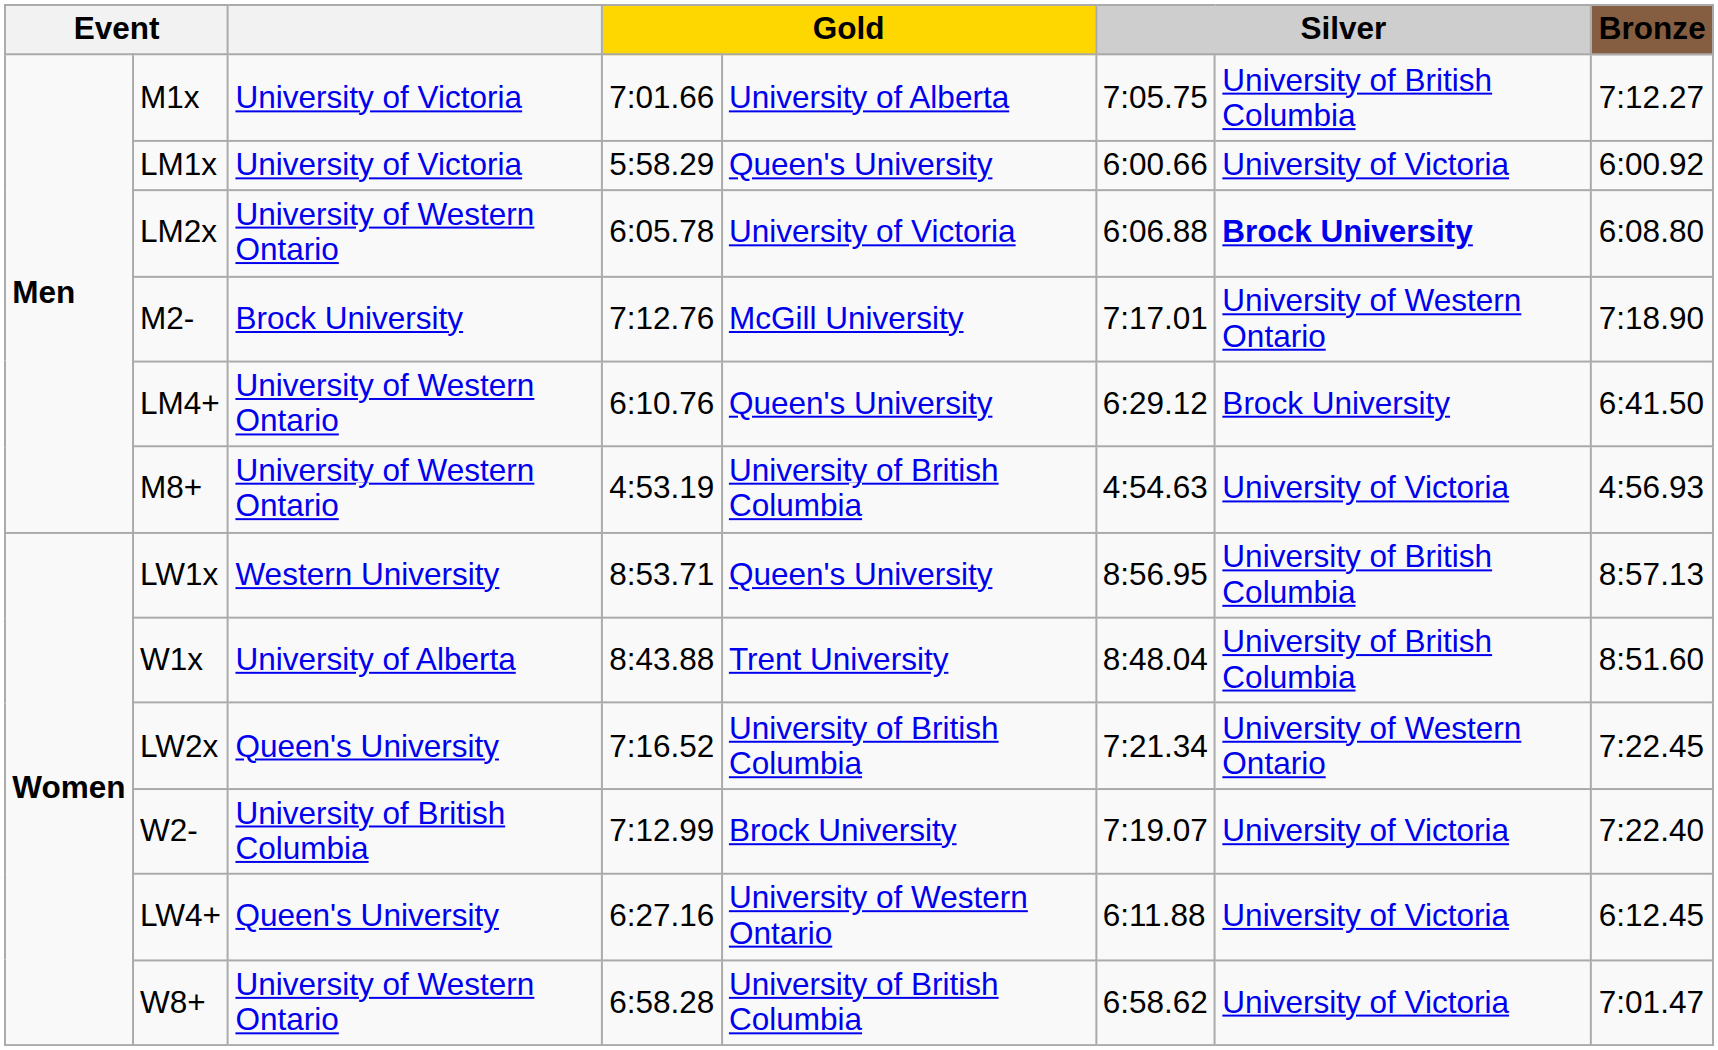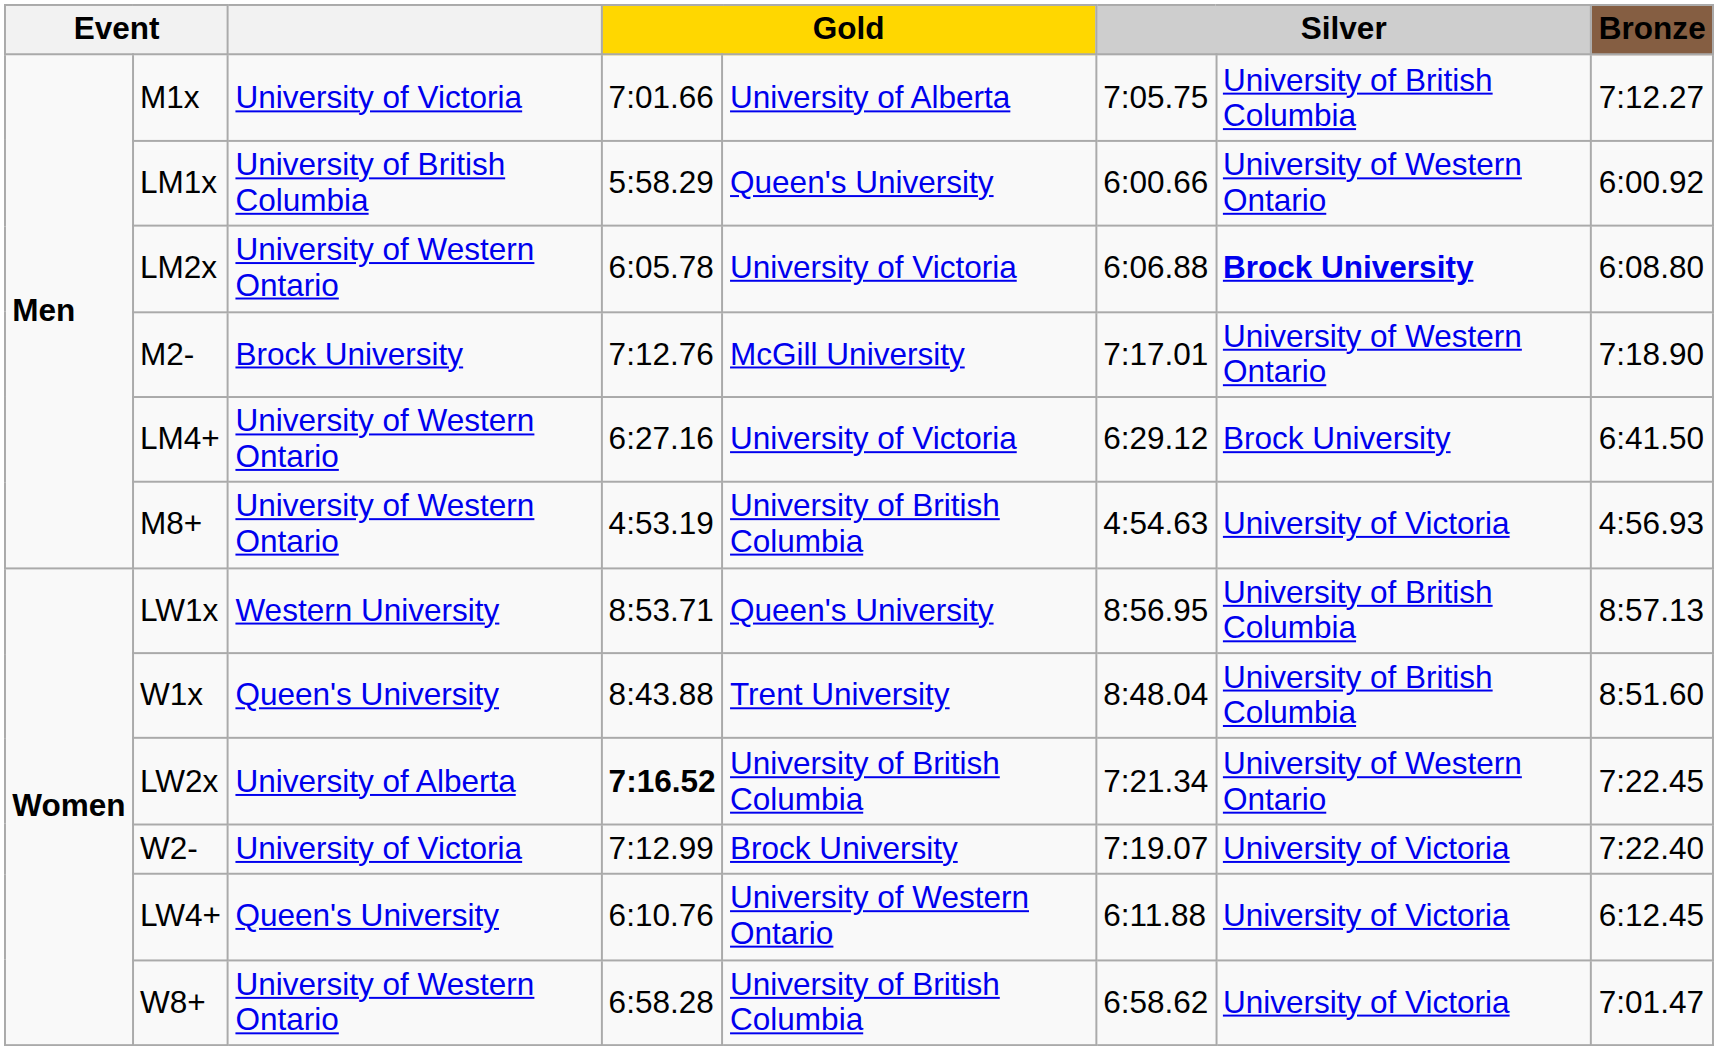(379, 164) University of Victoria -> (370, 182) University of British Columbia
(1366, 164) University of Victoria -> (1372, 182) University of Western Ontario
(662, 403) 6:10.76 -> (661, 439) 6:27.16
(861, 403) Queen's University -> (873, 439) University of Victoria
(376, 659) University of Alberta -> (367, 695) Queen's University
(367, 745) Queen's University -> (376, 780) University of Alberta
(662, 745) normal -> (662, 780) bold
(370, 830) University of British Columbia -> (379, 848) University of Victoria
(662, 916) 6:27.16 -> (661, 916) 6:10.76
